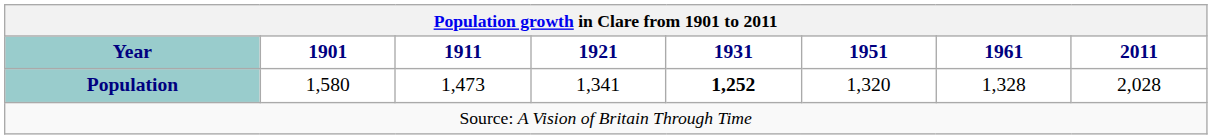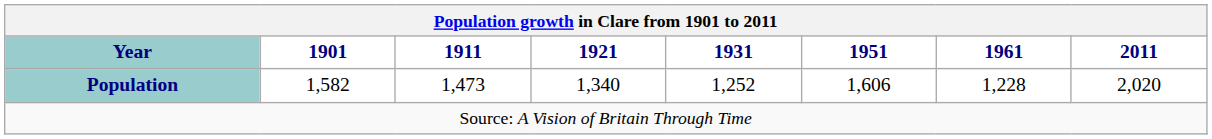(328, 85) 1,580 -> (328, 85) 1,582
(598, 85) 1,341 -> (598, 85) 1,340
(733, 85) bold -> (733, 85) normal
(869, 85) 1,320 -> (869, 85) 1,606
(1004, 85) 1,328 -> (1004, 85) 1,228
(1139, 85) 2,028 -> (1139, 85) 2,020
